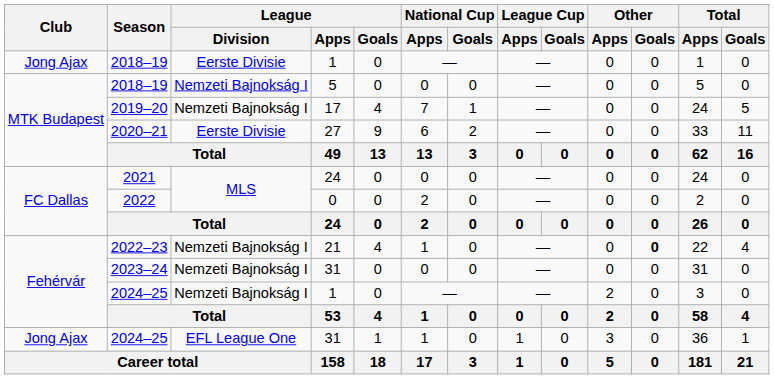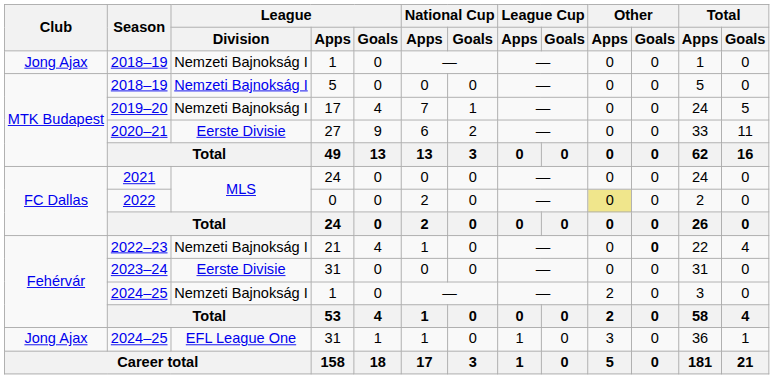(241, 62) Eerste Divisie -> (241, 62) Nemzeti Bajnokság I
(610, 200) no background -> (610, 200) khaki background
(241, 270) Nemzeti Bajnokság I -> (241, 270) Eerste Divisie
